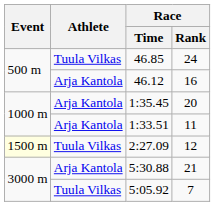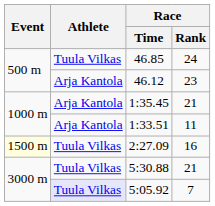(191, 81) 16 -> (191, 81) 23
(191, 103) 20 -> (191, 103) 21
(191, 146) 12 -> (191, 146) 16
(88, 168) Arja Kantola -> (87, 168) Tuula Vilkas
(87, 190) no background -> (87, 190) lavender background
